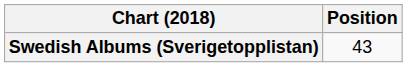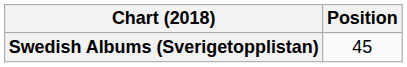(362, 47) 43 -> (362, 47) 45
